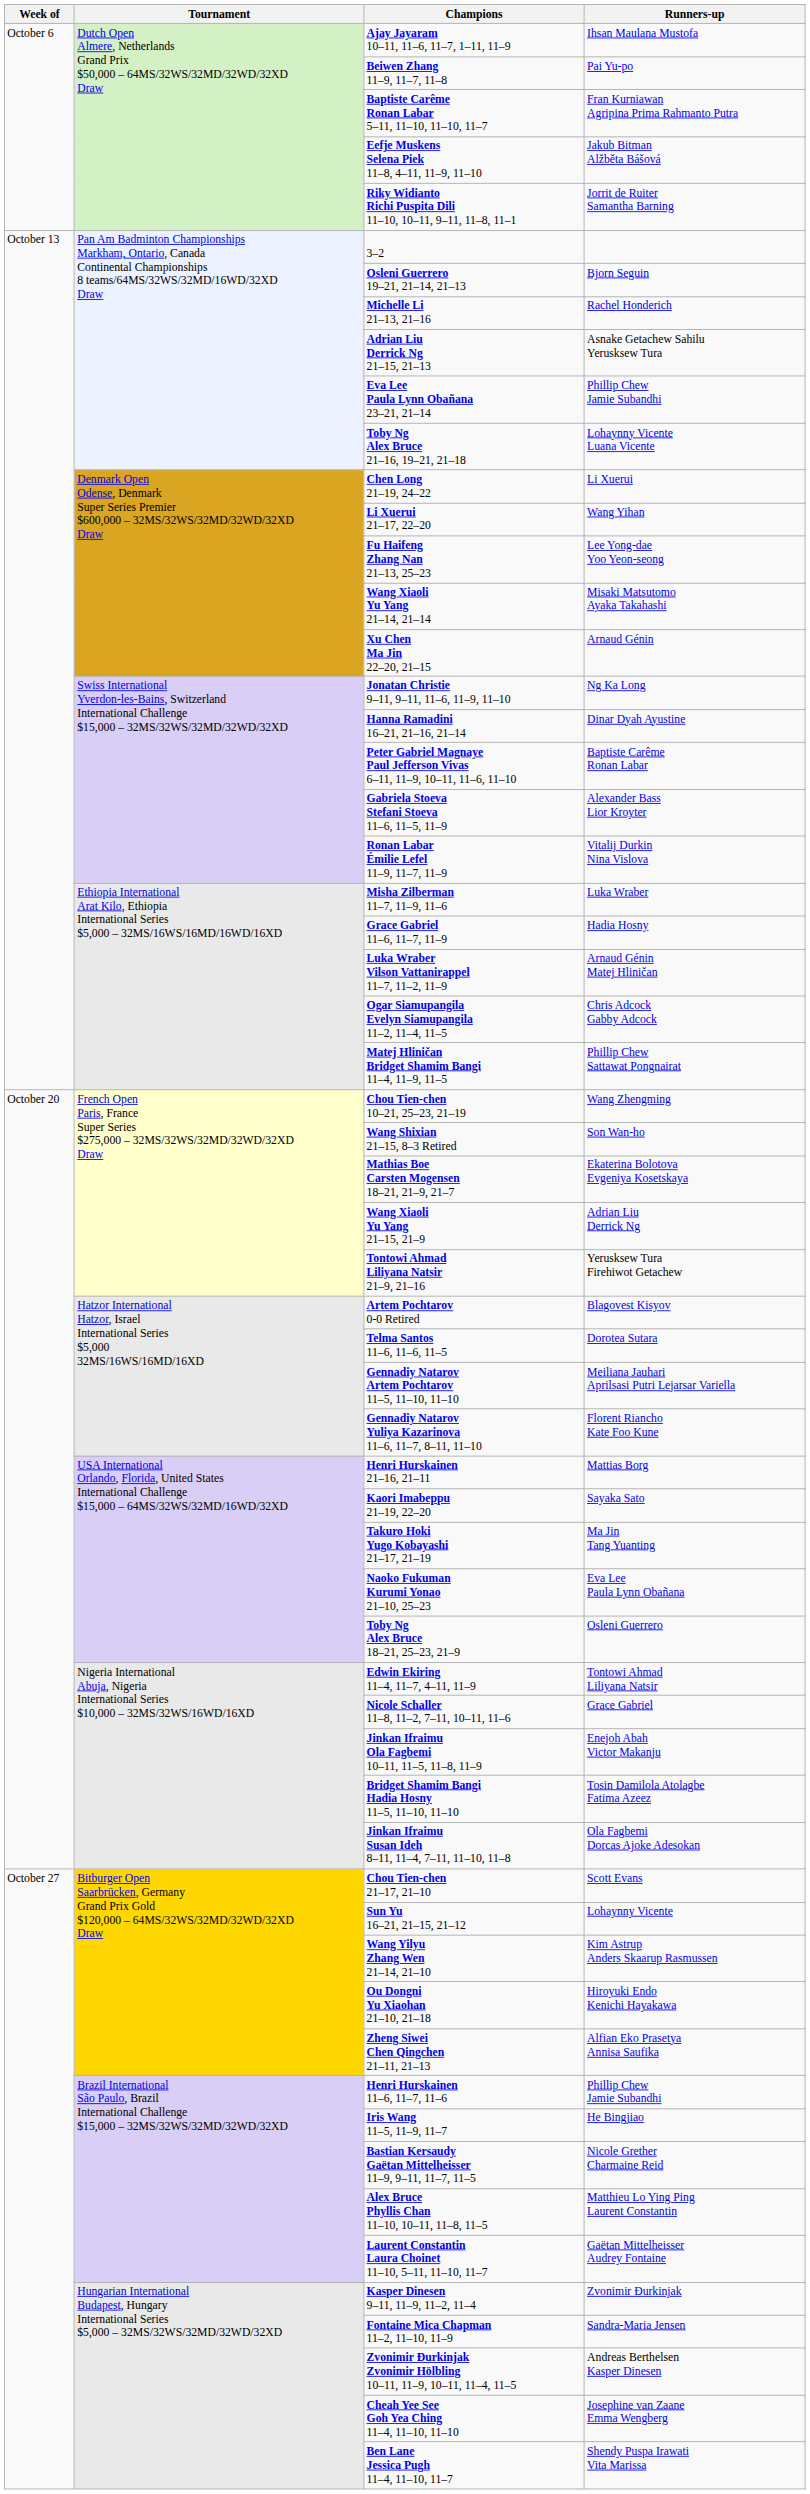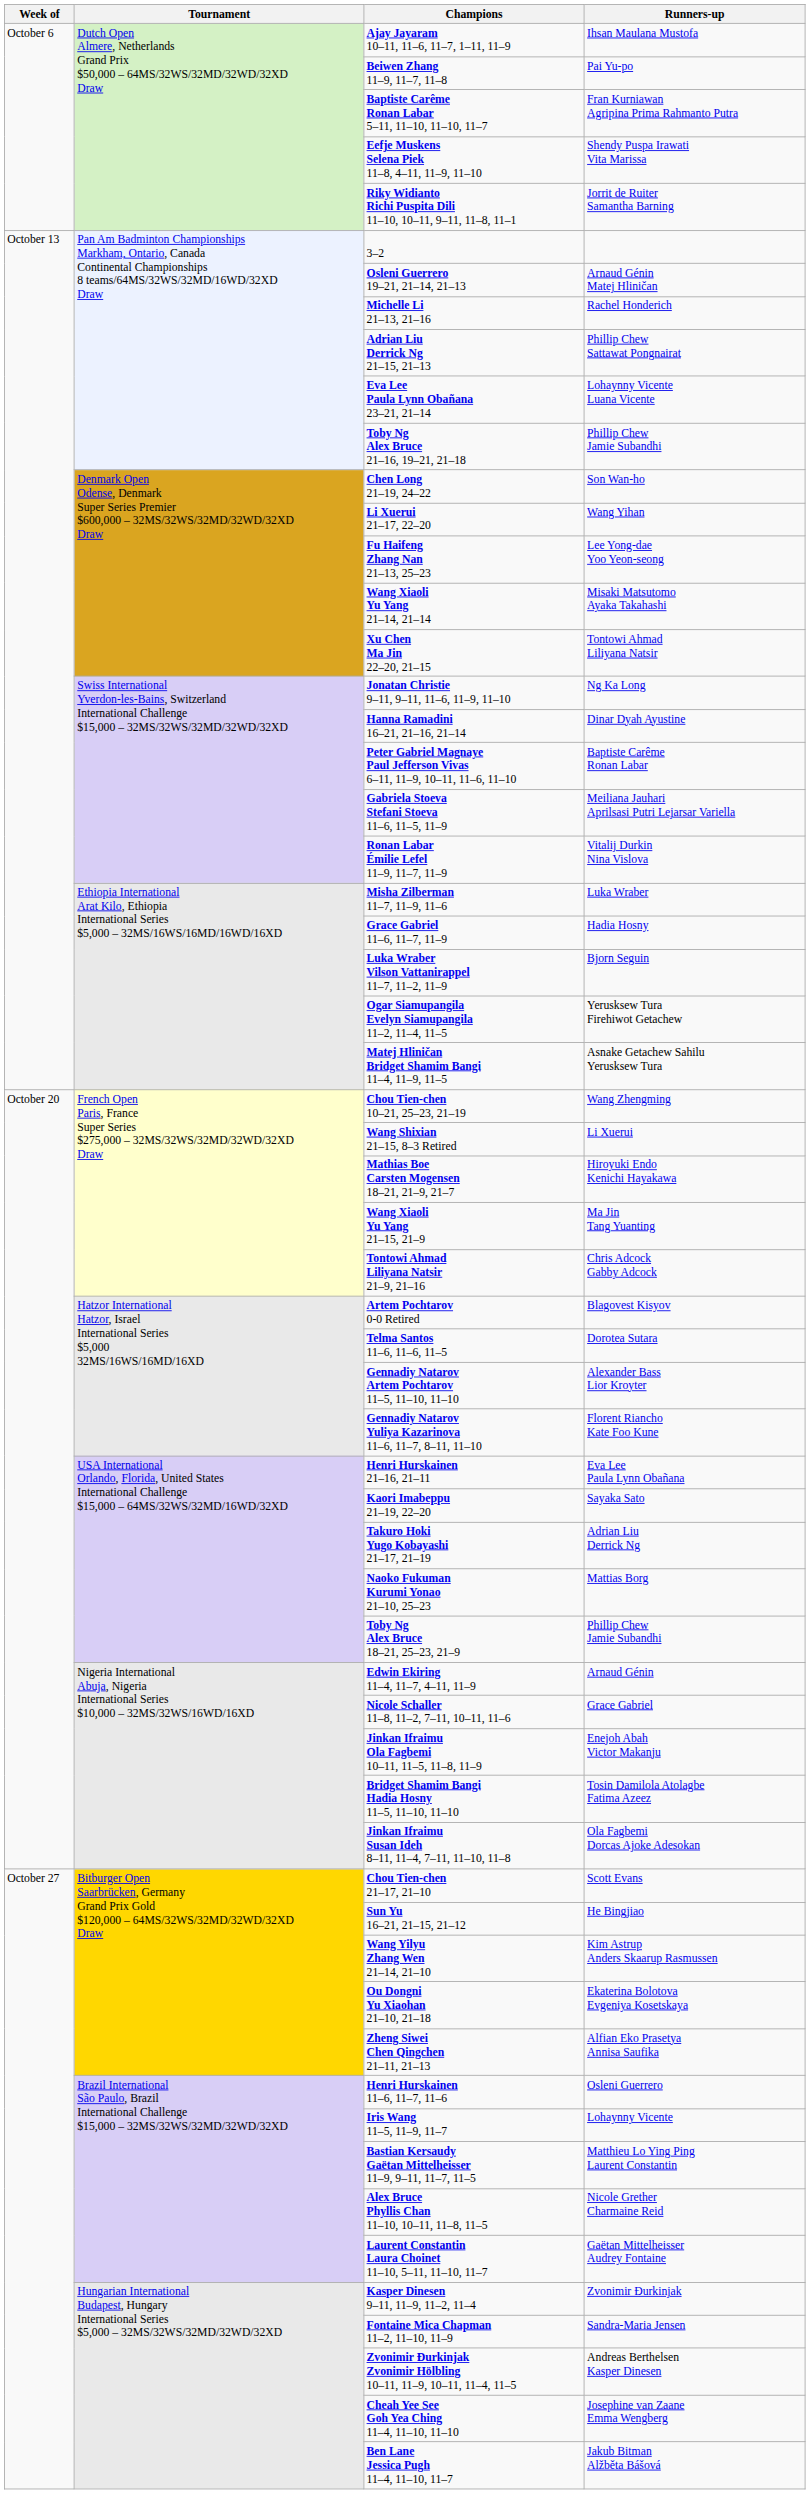(624, 152) Jakub Bitman Alžběta Bášová -> (638, 152) Shendy Puspa Irawati Vita Marissa
(618, 272) Bjorn Seguin -> (622, 279) Arnaud Génin Matej Hliničan
(646, 345) Asnake Getachew Sahilu Yerusksew Tura -> (634, 345) Phillip Chew Sattawat Pongnairat
(624, 392) Phillip Chew Jamie Subandhi -> (630, 392) Lohaynny Vicente Luana Vicente
(630, 439) Lohaynny Vicente Luana Vicente -> (624, 439) Phillip Chew Jamie Subandhi
(610, 479) Li Xuerui -> (616, 479) Son Wan-ho
(620, 638) Arnaud Génin -> (625, 645) Tontowi Ahmad Liliyana Natsir
(624, 805) Alexander Bass Lior Kroyter -> (661, 805) Meiliana Jauhari Aprilsasi Putri Lejarsar Variella
(622, 965) Arnaud Génin Matej Hliničan -> (618, 958) Bjorn Seguin
(622, 1012) Chris Adcock Gabby Adcock -> (635, 1012) Yerusksew Tura Firehiwot Getachew
(634, 1058) Phillip Chew Sattawat Pongnairat -> (646, 1058) Asnake Getachew Sahilu Yerusksew Tura
(616, 1131) Son Wan-ho -> (610, 1131) Li Xuerui
(638, 1171) Ekaterina Bolotova Evgeniya Kosetskaya -> (632, 1171) Hiroyuki Endo Kenichi Hayakawa
(614, 1218) Adrian Liu Derrick Ng -> (621, 1218) Ma Jin Tang Yuanting
(635, 1265) Yerusksew Tura Firehiwot Getachew -> (622, 1265) Chris Adcock Gabby Adcock
(661, 1378) Meiliana Jauhari Aprilsasi Putri Lejarsar Variella -> (624, 1378) Alexander Bass Lior Kroyter
(618, 1465) Mattias Borg -> (636, 1472) Eva Lee Paula Lynn Obañana
(621, 1538) Ma Jin Tang Yuanting -> (614, 1538) Adrian Liu Derrick Ng
(636, 1585) Eva Lee Paula Lynn Obañana -> (618, 1578) Mattias Borg
(625, 1624) Osleni Guerrero -> (624, 1631) Phillip Chew Jamie Subandhi
(625, 1678) Tontowi Ahmad Liliyana Natsir -> (620, 1671) Arnaud Génin
(630, 1911) Lohaynny Vicente -> (616, 1911) He Bingjiao
(632, 1998) Hiroyuki Endo Kenichi Hayakawa -> (638, 1998) Ekaterina Bolotova Evgeniya Kosetskaya
(624, 2091) Phillip Chew Jamie Subandhi -> (625, 2084) Osleni Guerrero
(616, 2117) He Bingjiao -> (630, 2117) Lohaynny Vicente
(625, 2157) Nicole Grether Charmaine Reid -> (641, 2157) Matthieu Lo Ying Ping Laurent Constantin
(641, 2204) Matthieu Lo Ying Ping Laurent Constantin -> (625, 2204) Nicole Grether Charmaine Reid
(638, 2458) Shendy Puspa Irawati Vita Marissa -> (624, 2458) Jakub Bitman Alžběta Bášová
